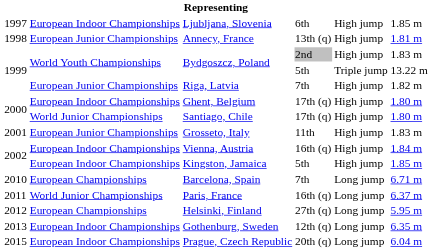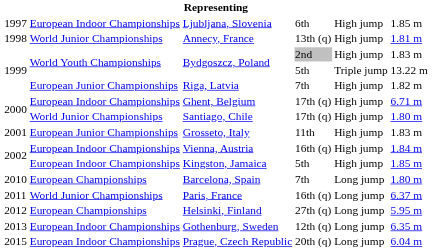(104, 38) European Junior Championships -> (96, 38) World Junior Championships
(406, 101) 1.80 m -> (406, 101) 6.71 m
(406, 179) 6.71 m -> (406, 179) 1.80 m
